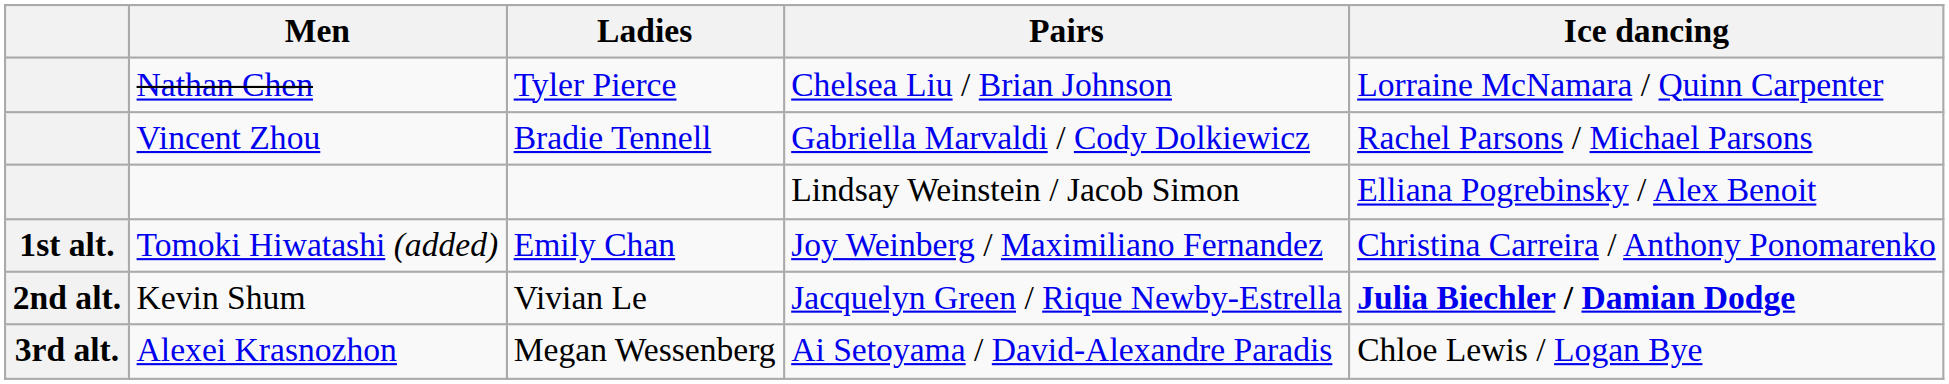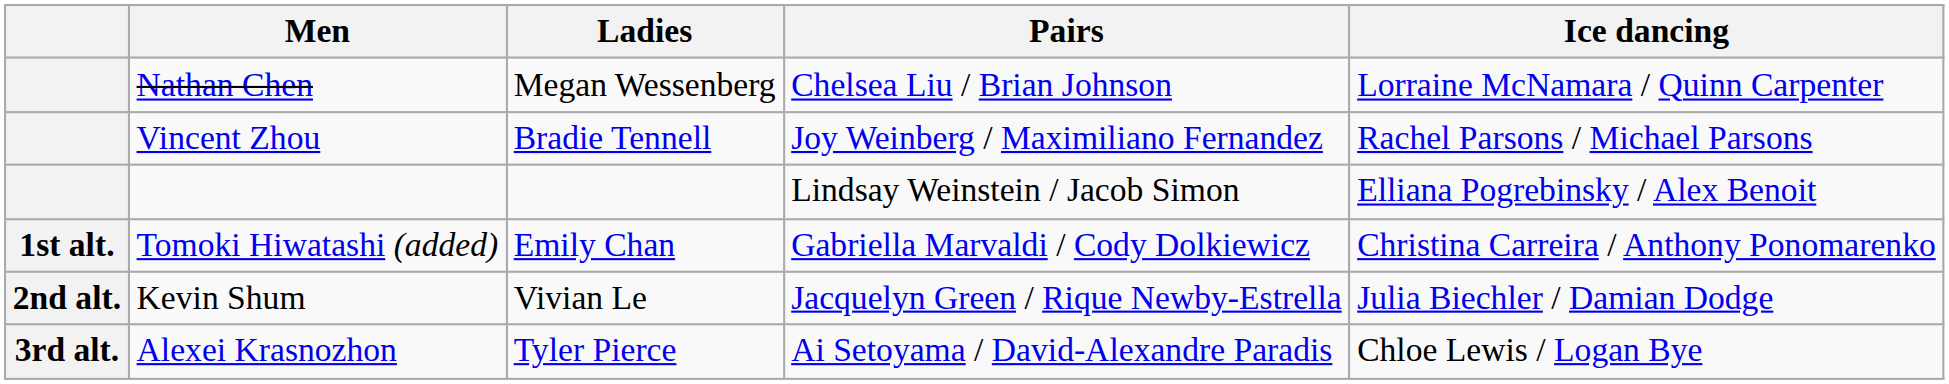(595, 84) Tyler Pierce -> (645, 84) Megan Wessenberg
(1051, 137) Gabriella Marvaldi / Cody Dolkiewicz -> (1057, 137) Joy Weinberg / Maximiliano Fernandez
(1057, 244) Joy Weinberg / Maximiliano Fernandez -> (1051, 244) Gabriella Marvaldi / Cody Dolkiewicz
(1576, 297) bold -> (1565, 297) normal
(645, 350) Megan Wessenberg -> (595, 350) Tyler Pierce
